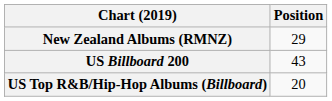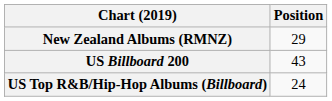(298, 84) 20 -> (298, 84) 24
